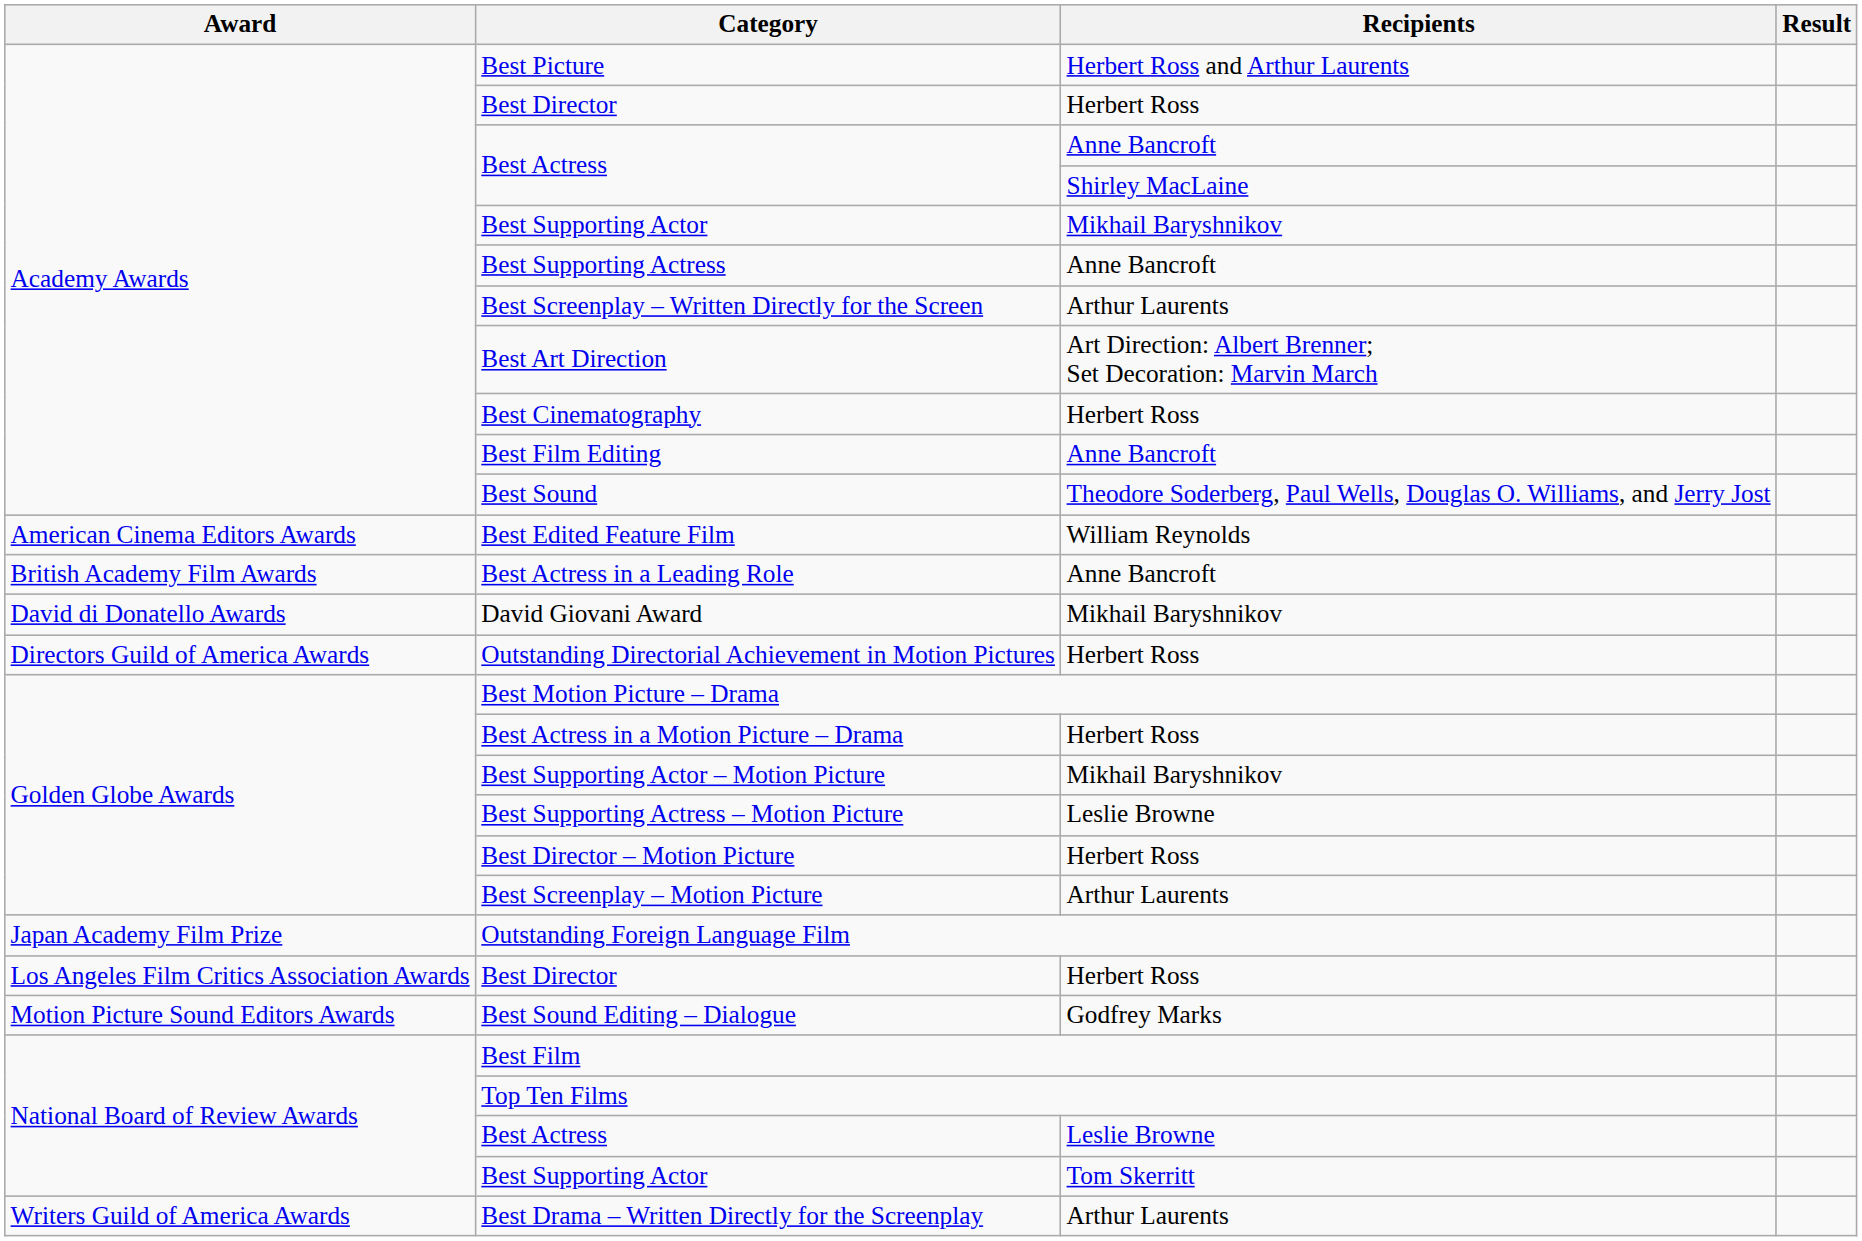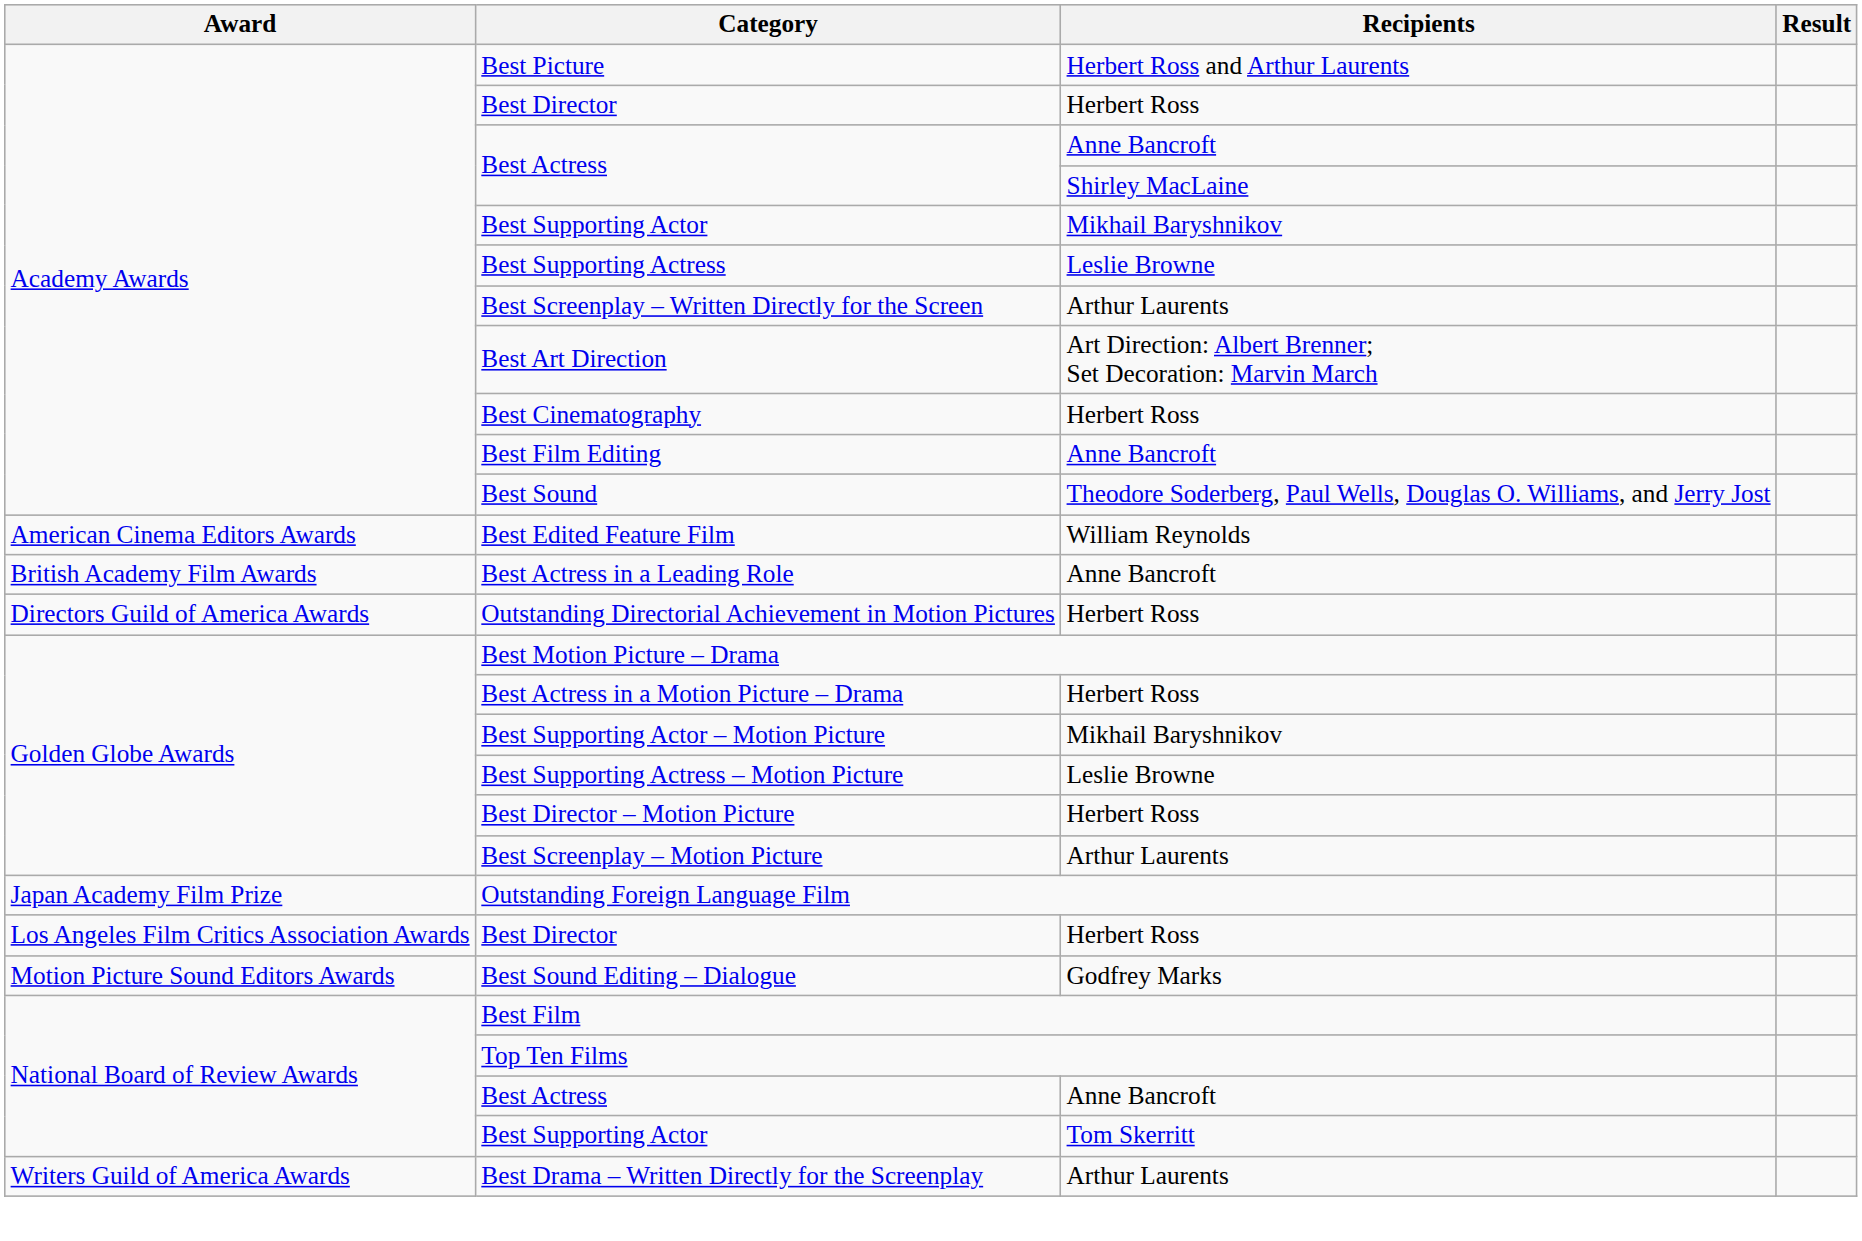(1141, 265) Anne Bancroft -> (1141, 265) Leslie Browne
- row: (148, 614)
(1141, 1135) Leslie Browne -> (1141, 1095) Anne Bancroft
